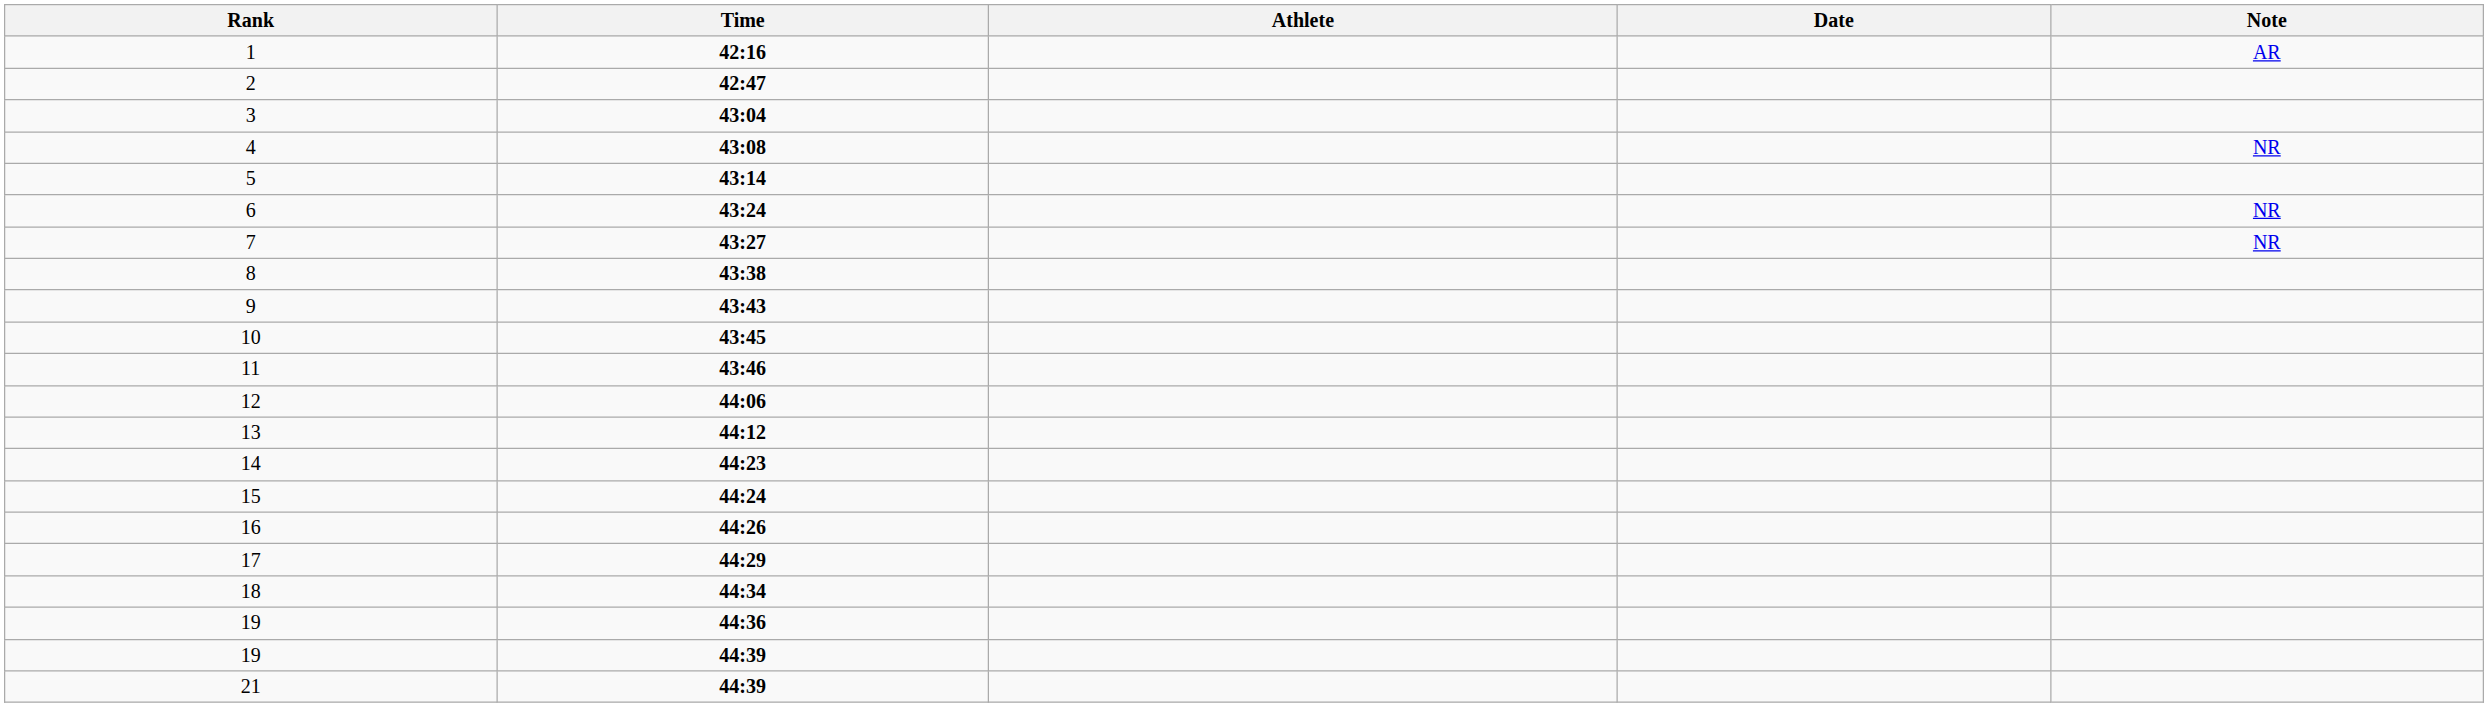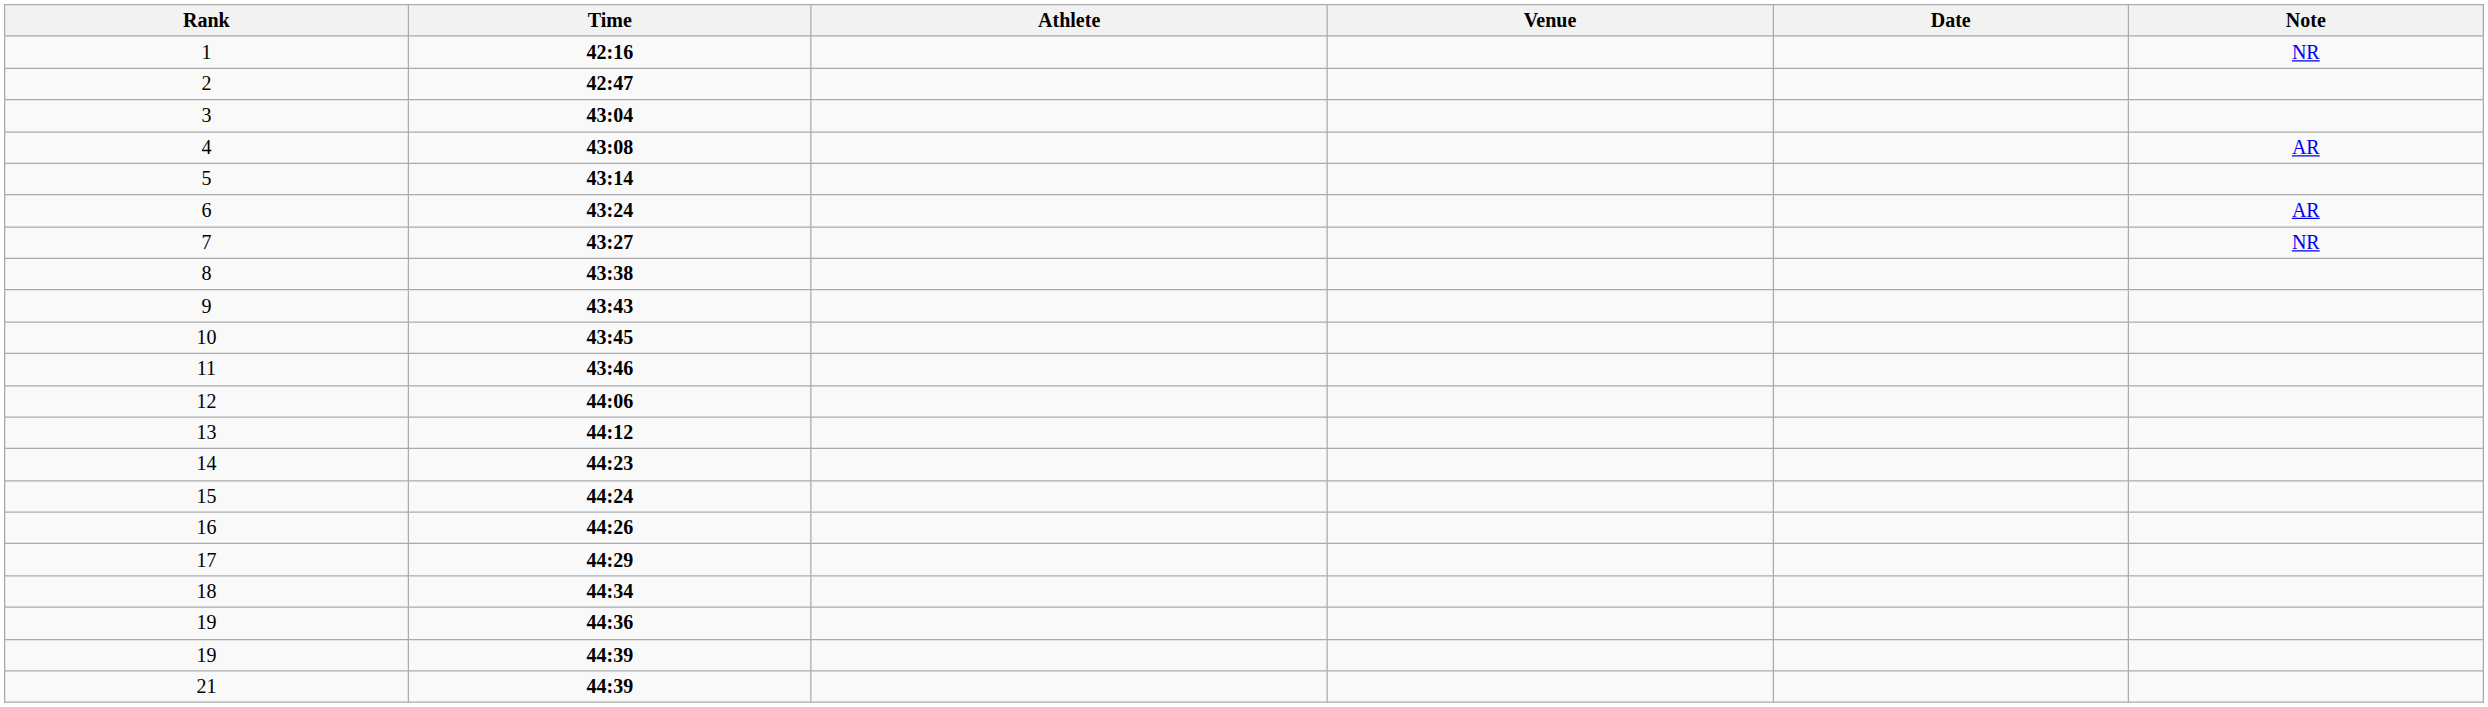+ column: (1550, 20)
(2267, 52) AR -> (2306, 52) NR
(2267, 147) NR -> (2306, 147) AR
(2267, 210) NR -> (2306, 210) AR
